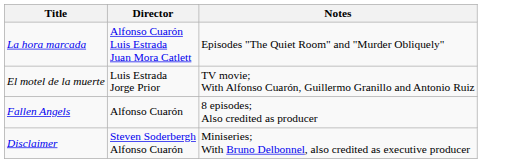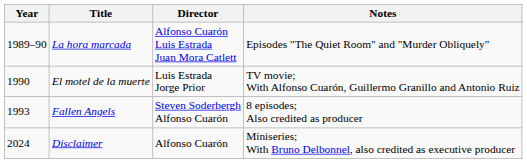+ column: (27, 13)
(146, 112) Alfonso Cuarón -> (198, 112) Steven Soderbergh Alfonso Cuarón
(153, 143) Steven Soderbergh Alfonso Cuarón -> (191, 143) Alfonso Cuarón
